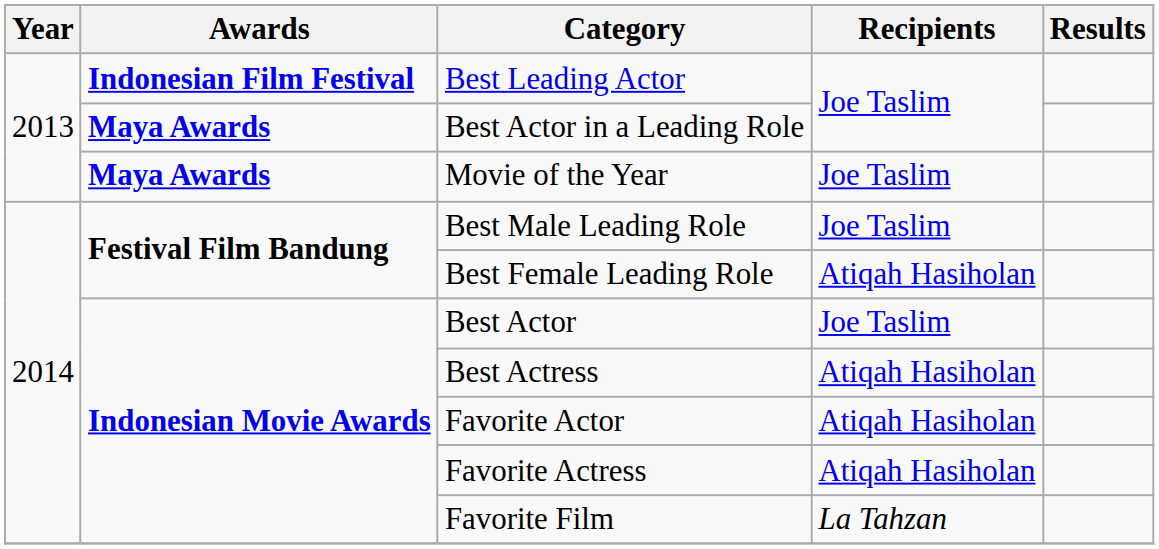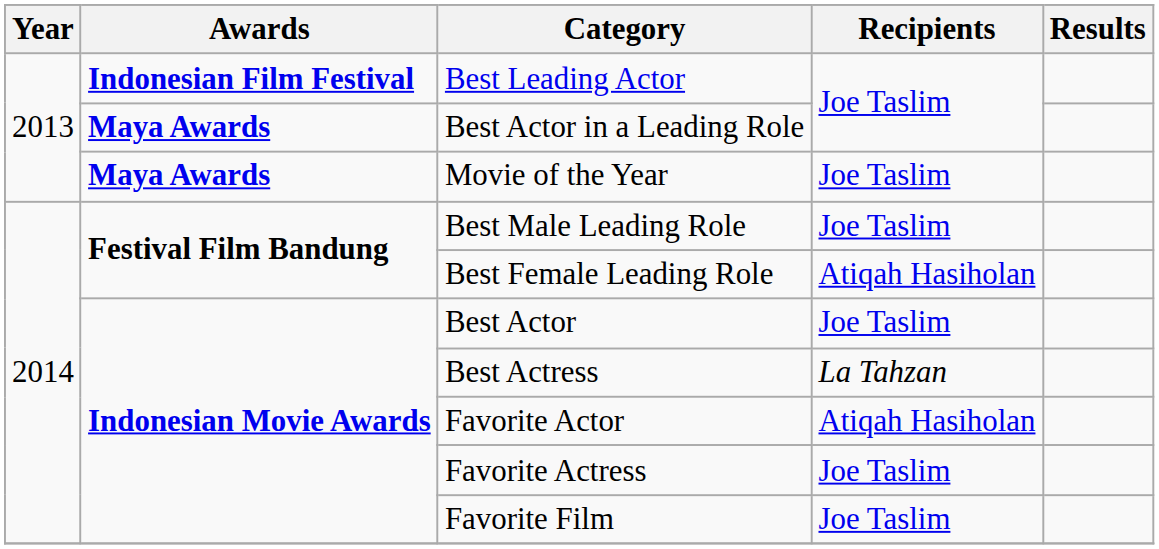(927, 371) Atiqah Hasiholan -> (883, 371) La Tahzan
(927, 469) Atiqah Hasiholan -> (884, 469) Joe Taslim
(883, 518) La Tahzan -> (884, 518) Joe Taslim
